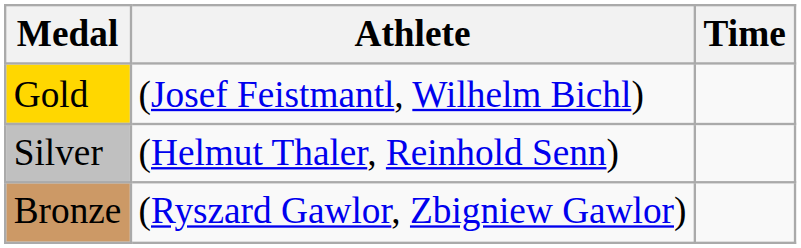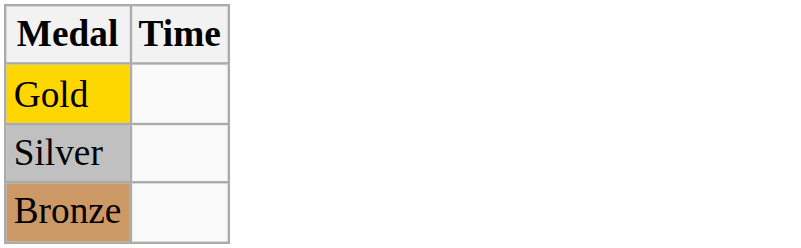- column: (412, 34)
